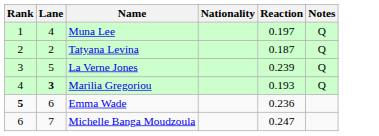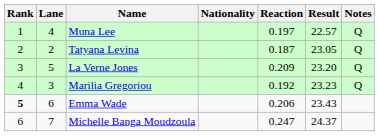+ column: (324, 13)
(282, 67) 0.239 -> (282, 67) 0.209
(51, 85) bold -> (51, 85) normal
(282, 85) 0.193 -> (282, 85) 0.192
(282, 103) 0.236 -> (282, 103) 0.206
